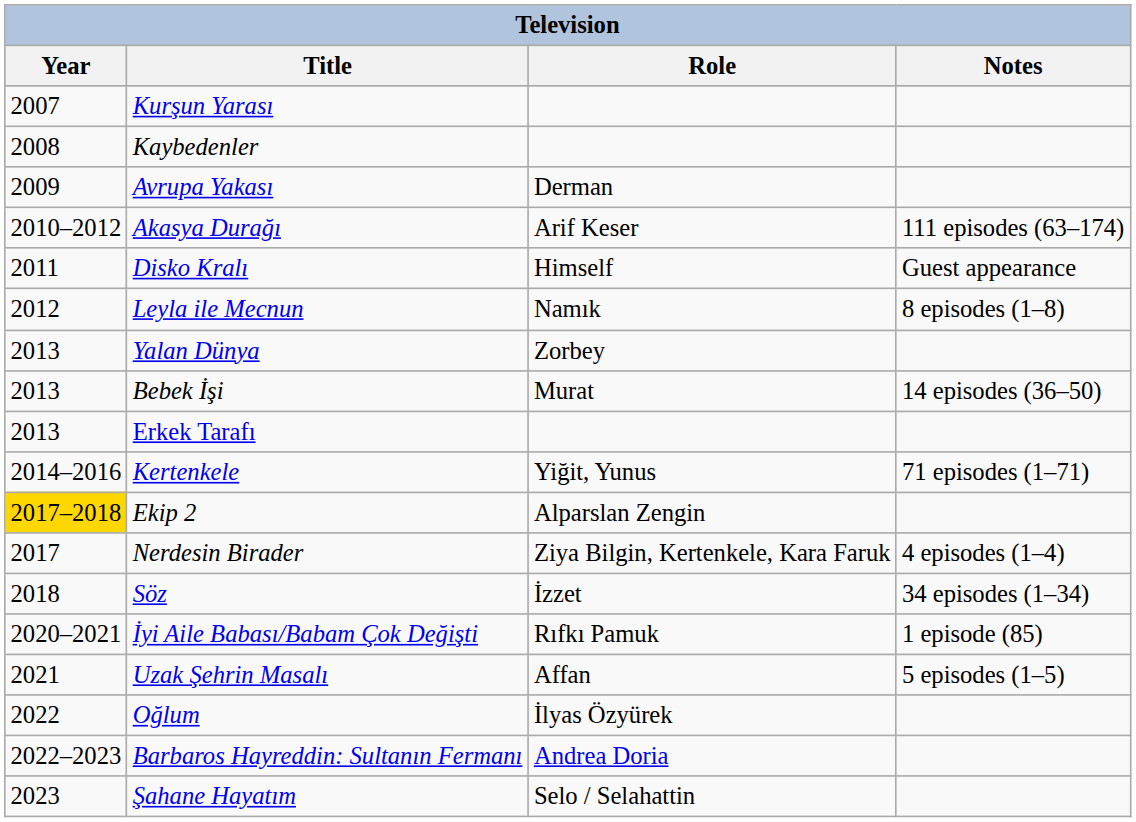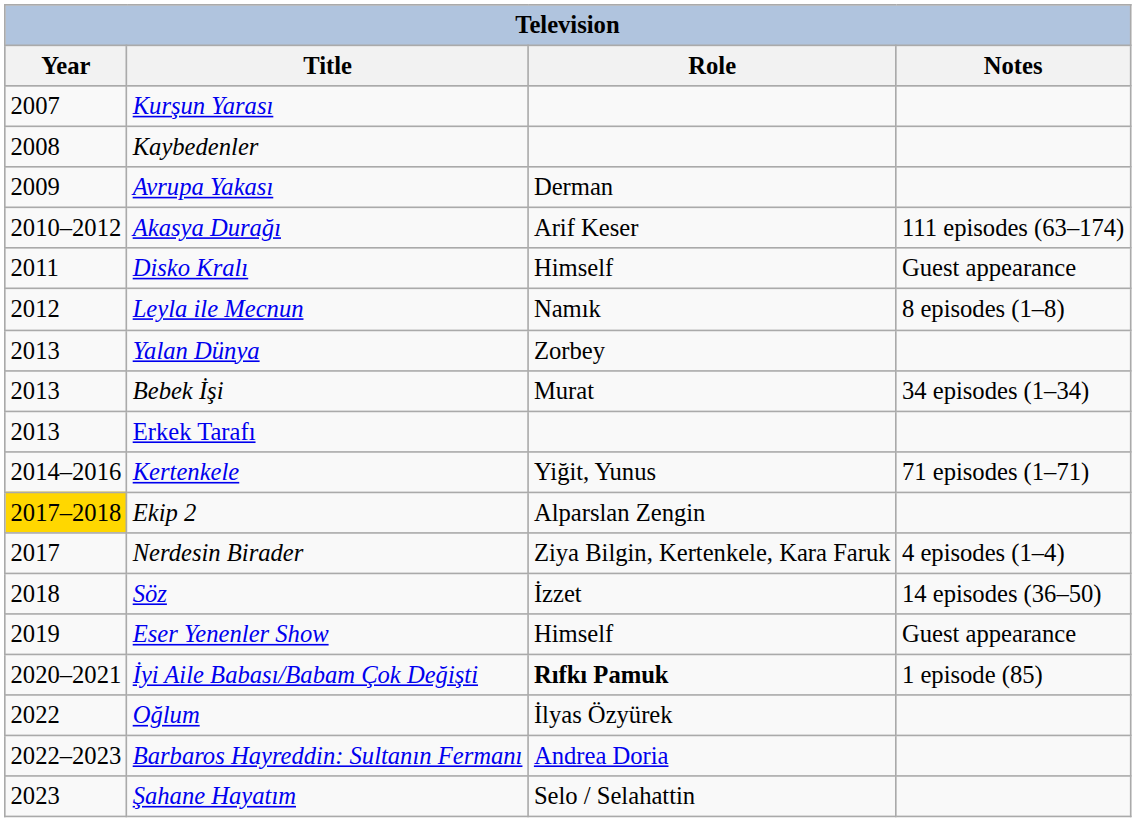(1002, 390) 14 episodes (36–50) -> (996, 390) 34 episodes (1–34)
(996, 593) 34 episodes (1–34) -> (1002, 593) 14 episodes (36–50)
+ row: (231, 634)
(596, 634) normal -> (601, 674) bold
- row: (230, 674)
